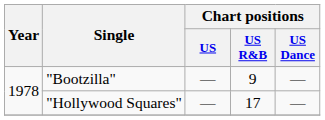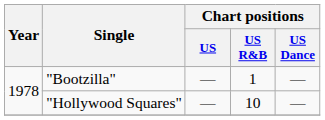(253, 78) 9 -> (253, 78) 1
(253, 103) 17 -> (253, 103) 10
